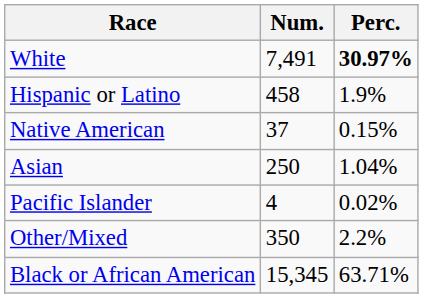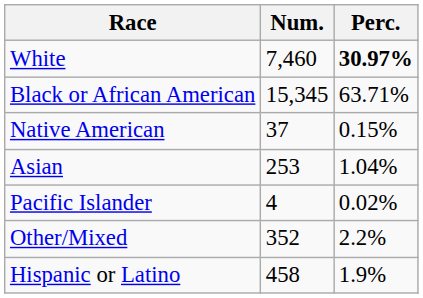(291, 58) 7,491 -> (291, 58) 7,460
rows swapped: (133, 274) <-> (95, 94)
(283, 166) 250 -> (283, 166) 253
(283, 238) 350 -> (283, 238) 352
